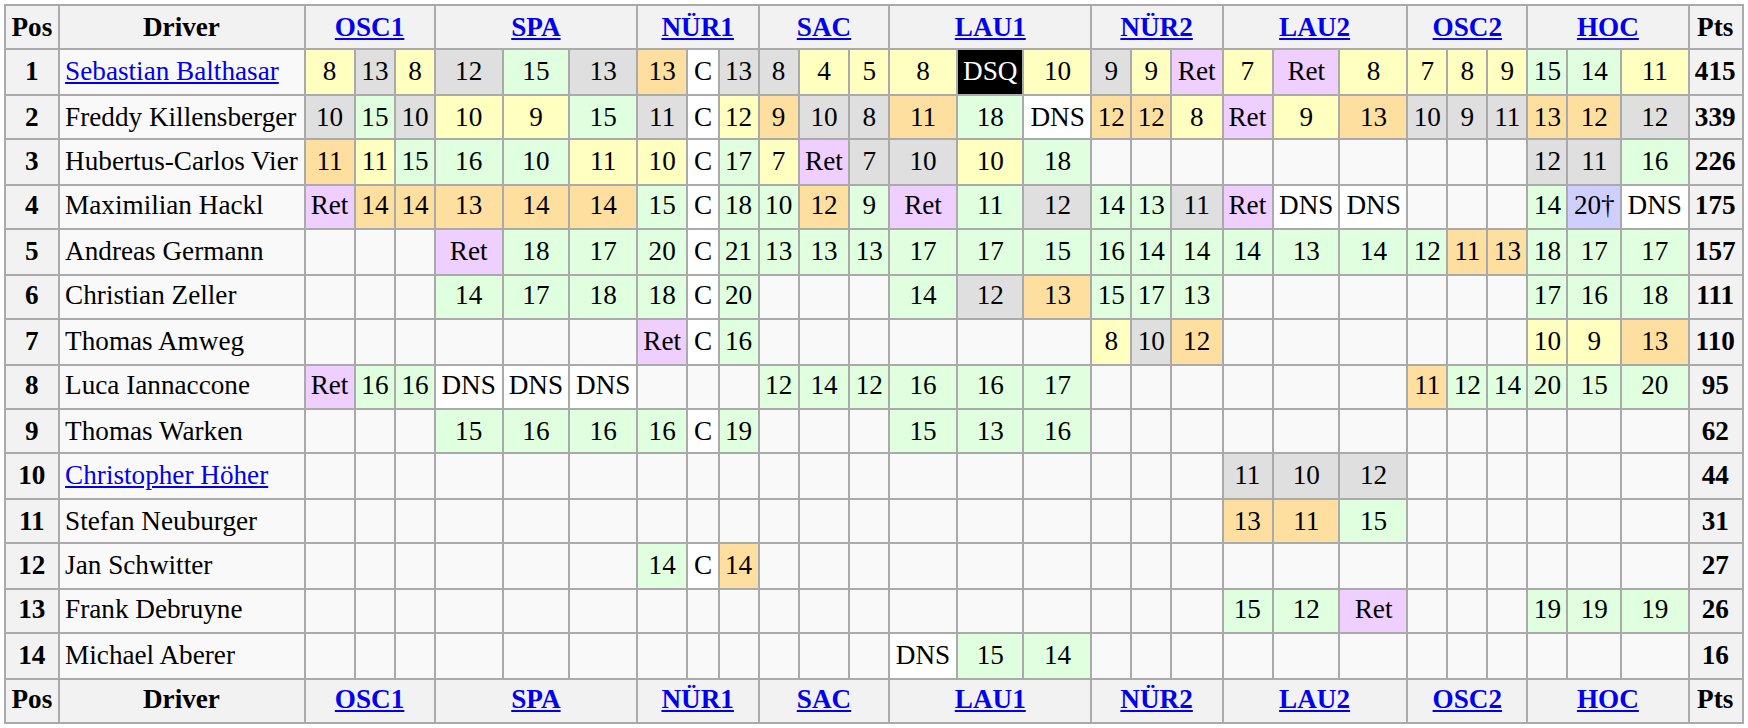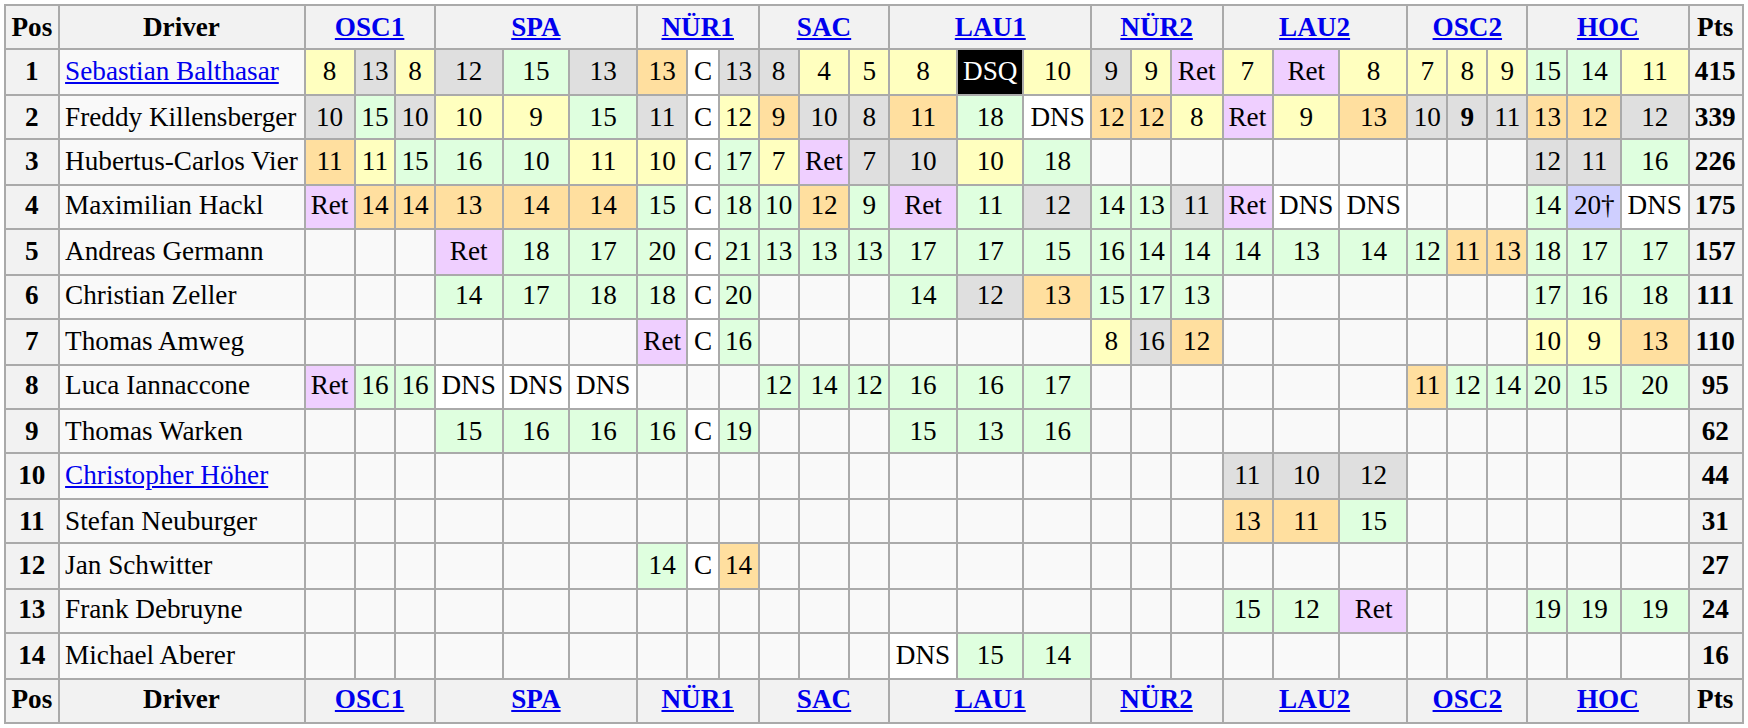(1467, 116) normal -> (1467, 116) bold
(1151, 340) 10 -> (1151, 340) 16
(1715, 609) 26 -> (1715, 609) 24
